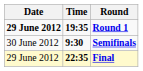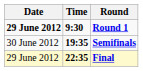(77, 27) 19:35 -> (74, 27) 9:30
(74, 43) 9:30 -> (77, 43) 19:35
